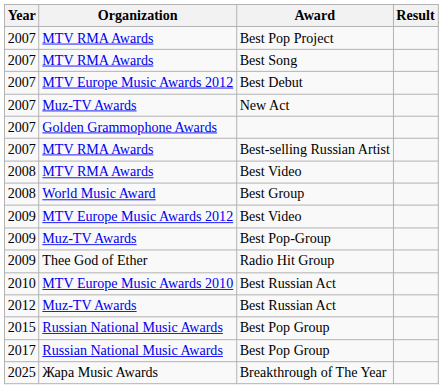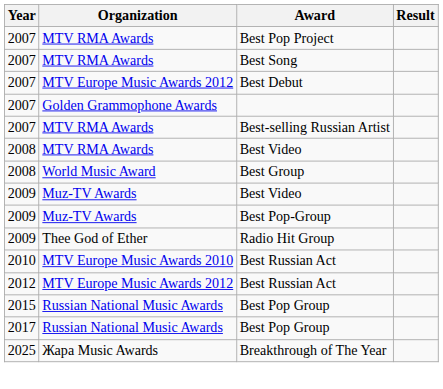- row: (22, 104)
(138, 216) MTV Europe Music Awards 2012 -> (89, 194) Muz-TV Awards
(89, 305) Muz-TV Awards -> (138, 283) MTV Europe Music Awards 2012
